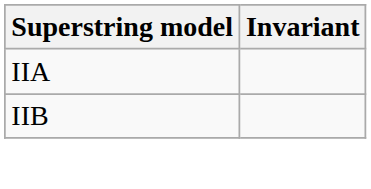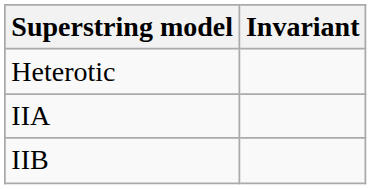+ row: (63, 71)
